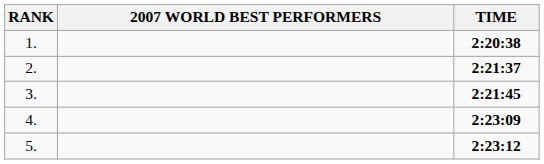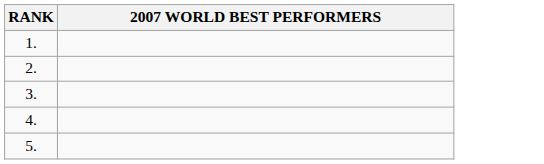- column: (496, 17)
